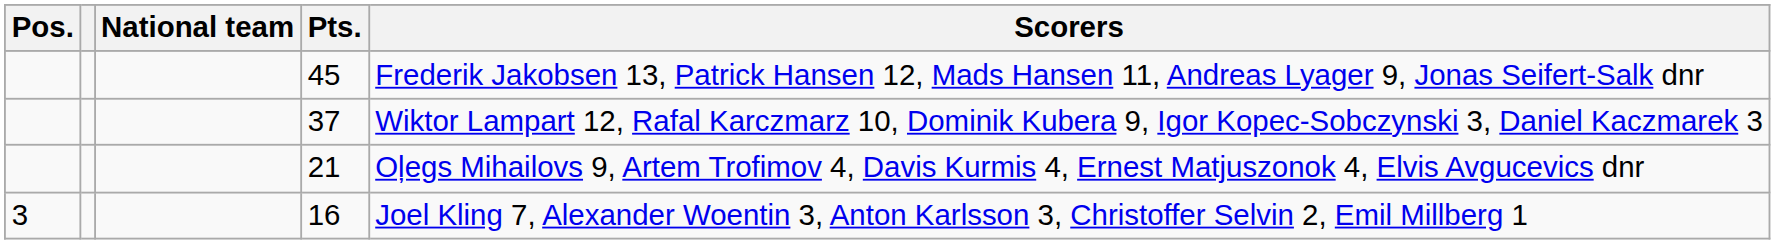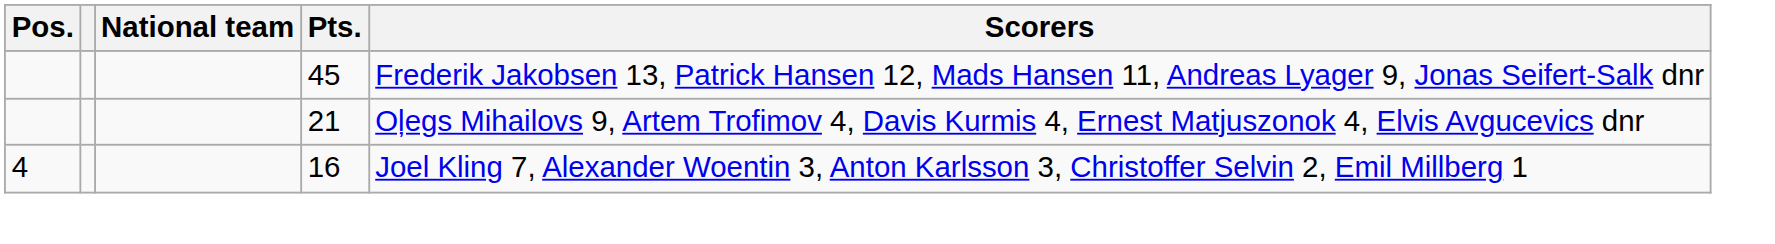- row: (324, 121)
(20, 214) 3 -> (20, 167) 4
